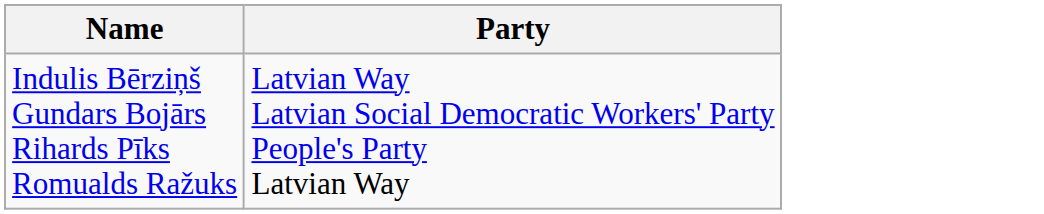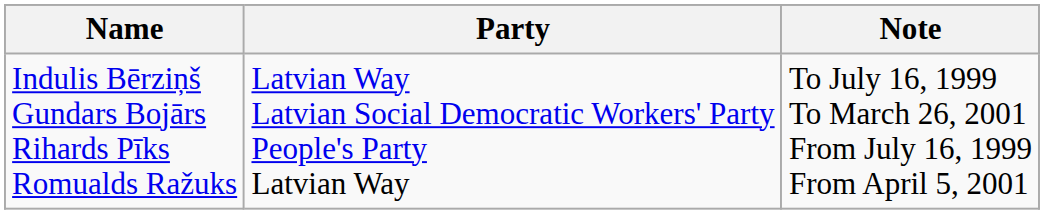+ column: (910, 29)
